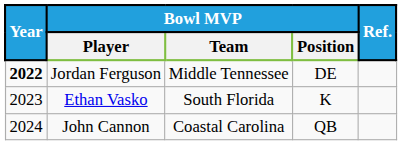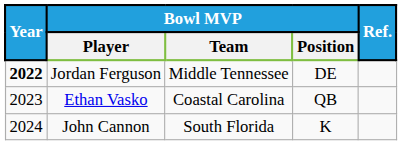(229, 99) South Florida -> (229, 99) Coastal Carolina
(326, 99) K -> (326, 99) QB
(229, 126) Coastal Carolina -> (229, 126) South Florida
(326, 126) QB -> (326, 126) K
